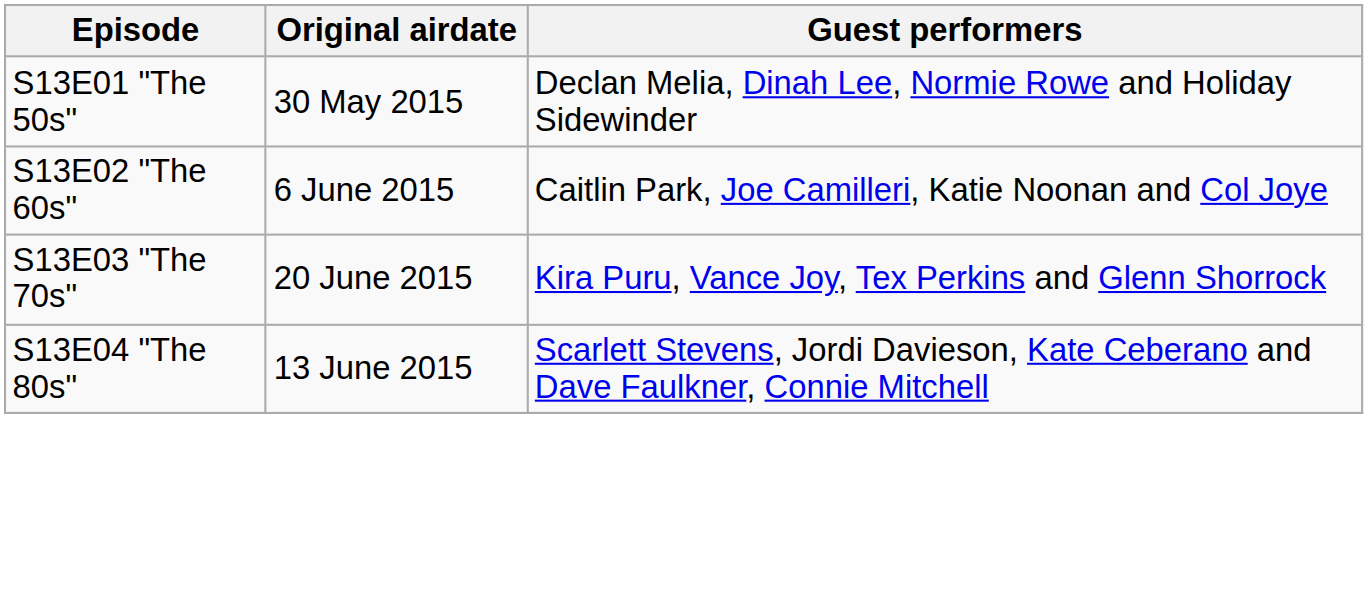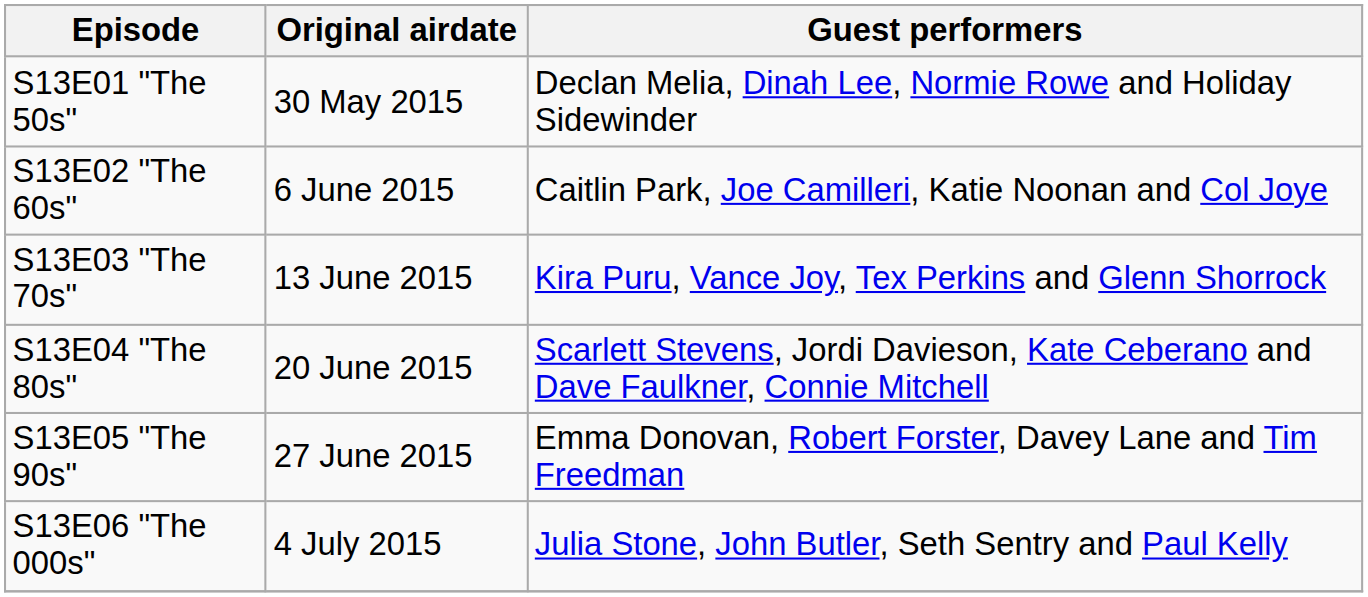(373, 278) 20 June 2015 -> (373, 278) 13 June 2015
(373, 367) 13 June 2015 -> (373, 367) 20 June 2015
+ row: (110, 456)
+ row: (110, 545)
